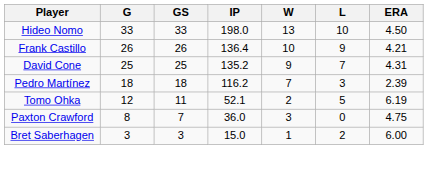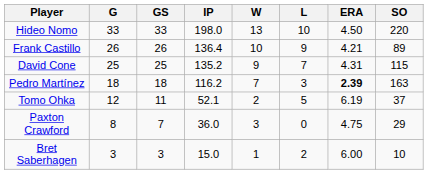+ column: (399, 13)
(396, 83) normal -> (352, 83) bold
